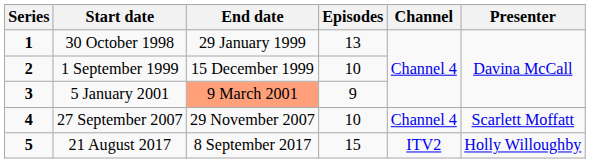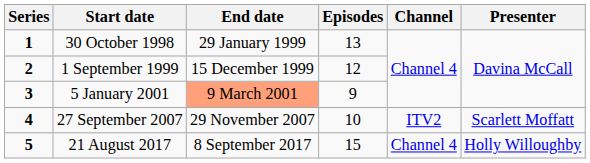(353, 68) 10 -> (353, 68) 12
(424, 119) Channel 4 -> (424, 119) ITV2
(424, 145) ITV2 -> (424, 145) Channel 4
